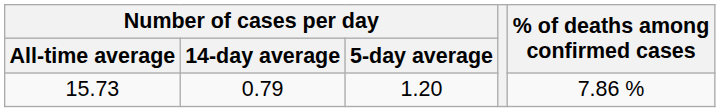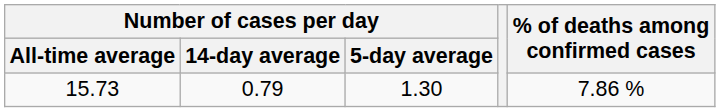(421, 89) 1.20 -> (421, 89) 1.30
